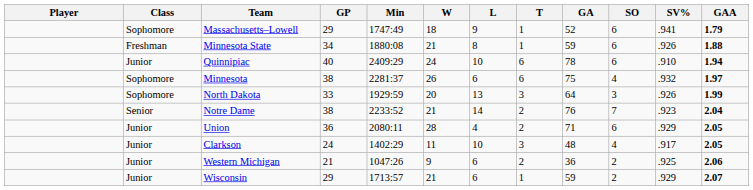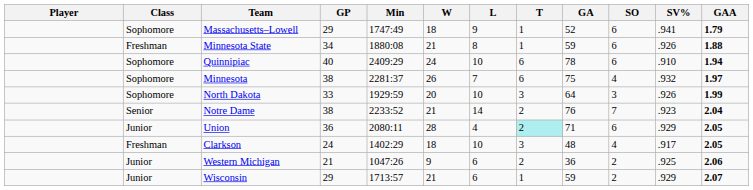(139, 62) Junior -> (150, 62) Sophomore
(475, 78) 6 -> (475, 78) 7
(477, 95) 13 -> (477, 95) 10
(521, 128) no background -> (521, 128) paleturquoise background
(139, 144) Junior -> (146, 144) Freshman
(431, 144) 11 -> (431, 144) 18
